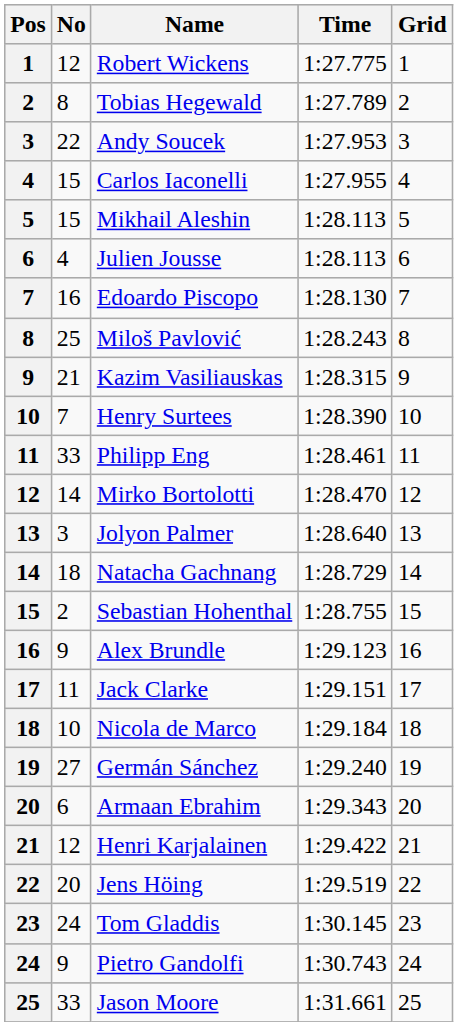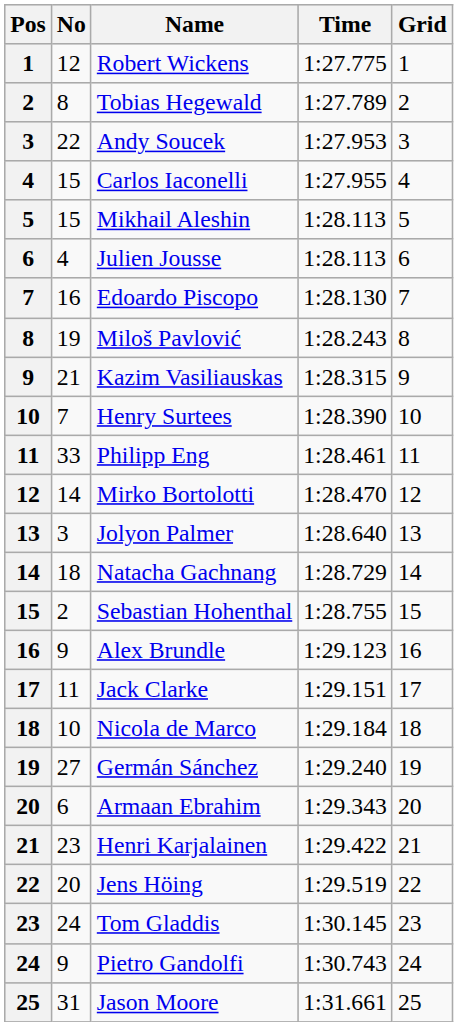(69, 337) 25 -> (69, 337) 19
(69, 845) 12 -> (69, 845) 23
(69, 1001) 33 -> (69, 1001) 31
